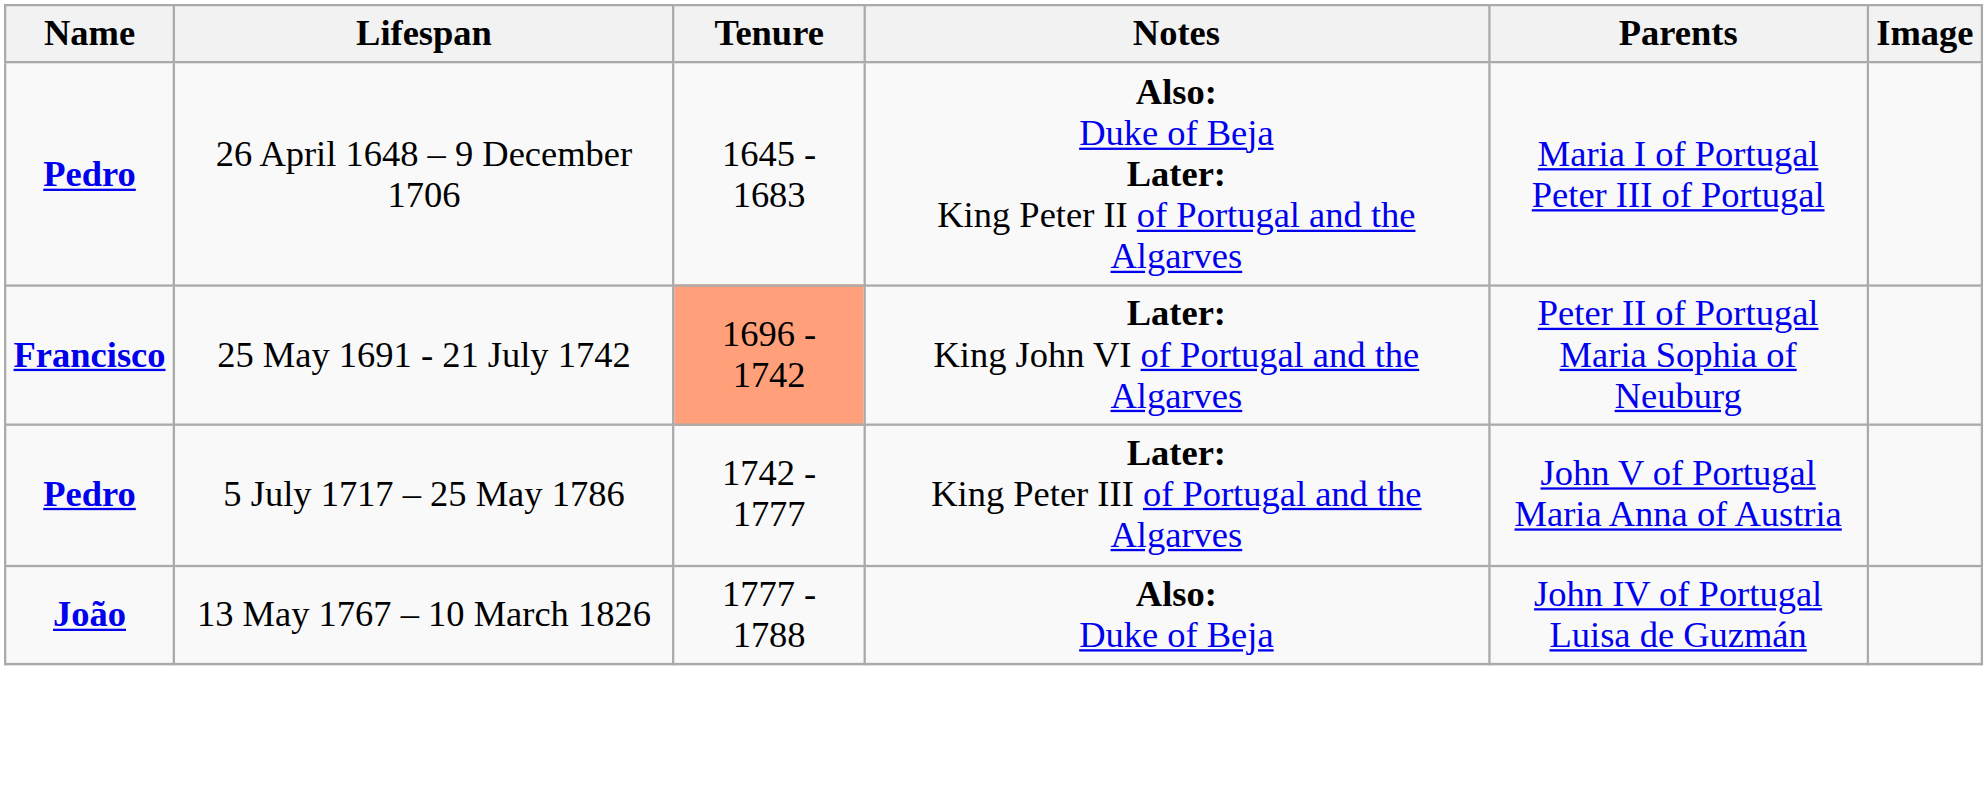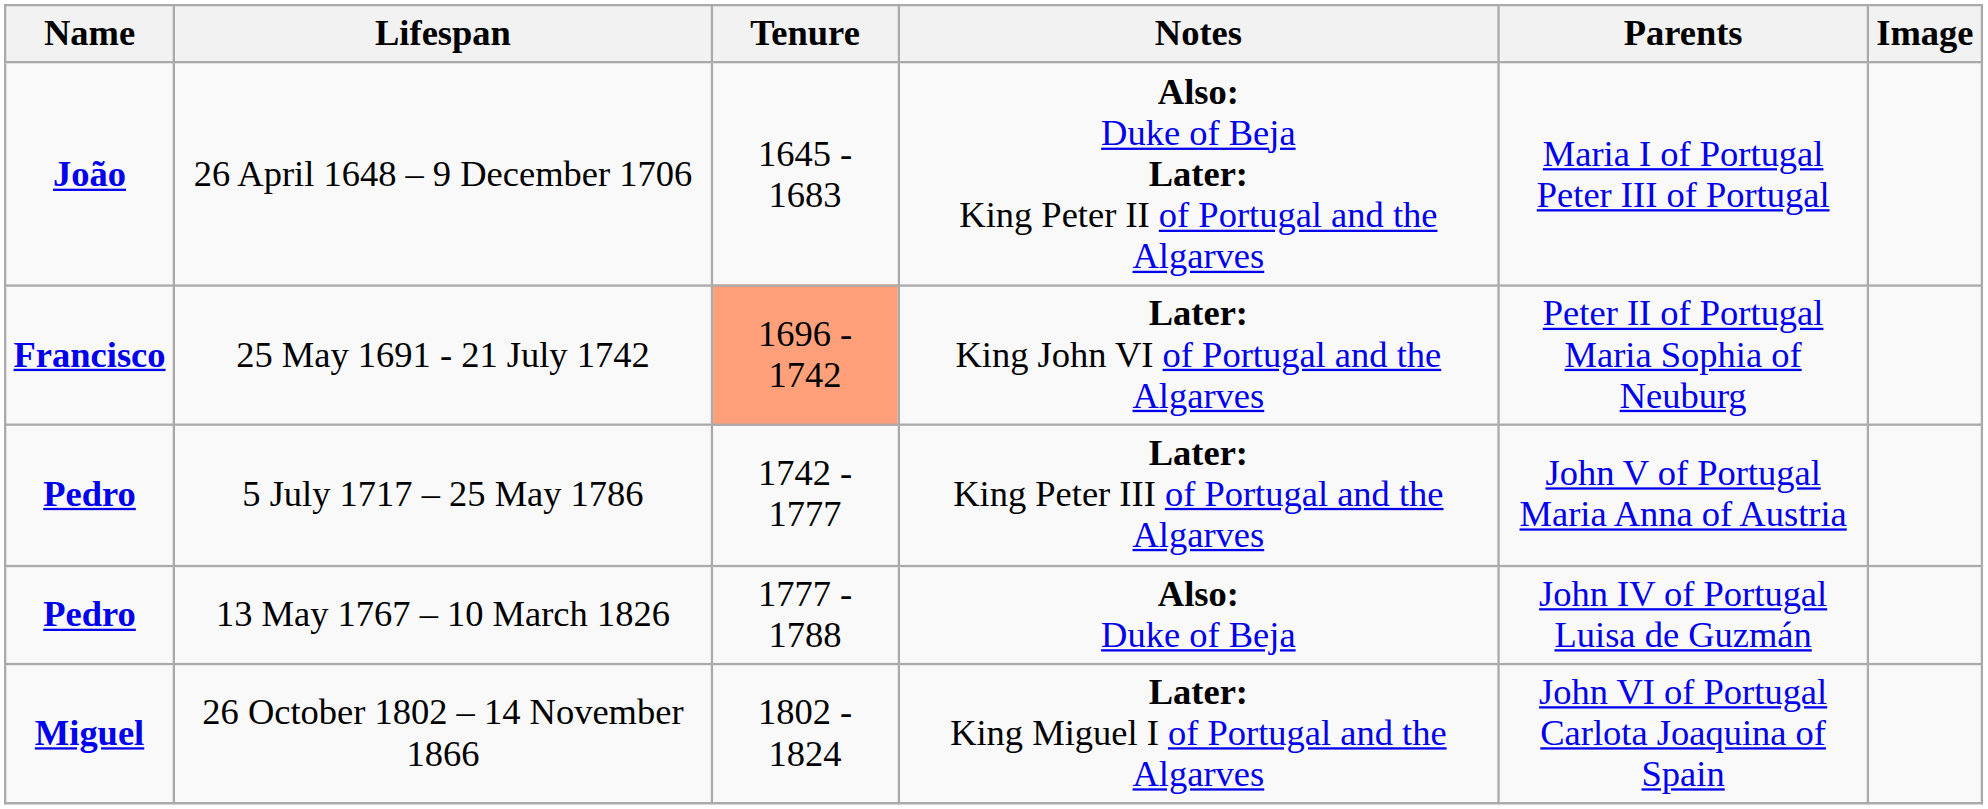(90, 173) Pedro -> (90, 173) João
(90, 613) João -> (90, 613) Pedro
+ row: (443, 733)
